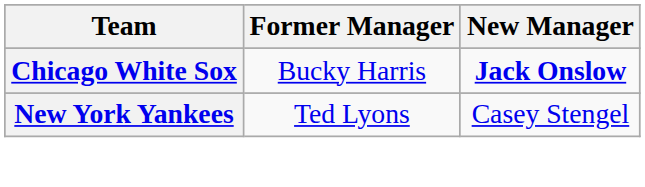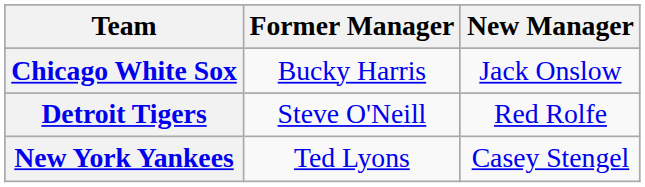(550, 70) bold -> (550, 70) normal
+ row: (124, 114)
